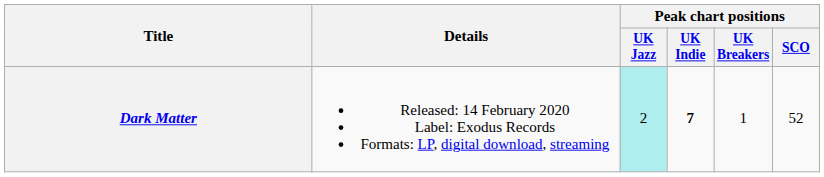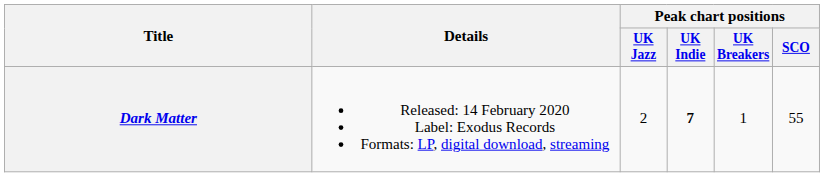(643, 119) paleturquoise background -> (643, 119) no background
(796, 119) 52 -> (796, 119) 55
